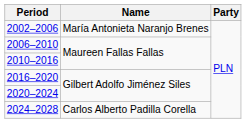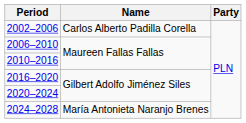(136, 28) María Antonieta Naranjo Brenes -> (129, 28) Carlos Alberto Padilla Corella
(129, 110) Carlos Alberto Padilla Corella -> (136, 110) María Antonieta Naranjo Brenes
